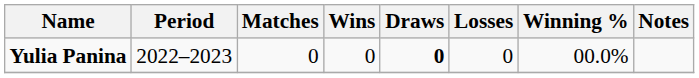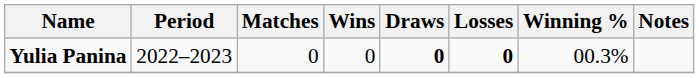(508, 55) normal -> (508, 55) bold
(601, 55) 00.0% -> (601, 55) 00.3%
